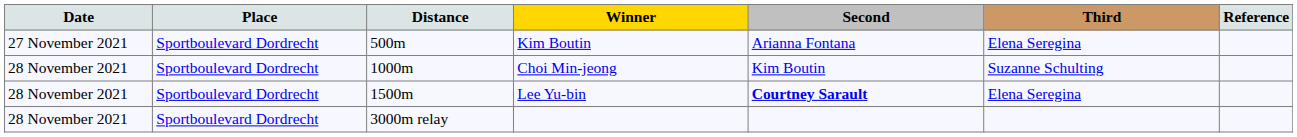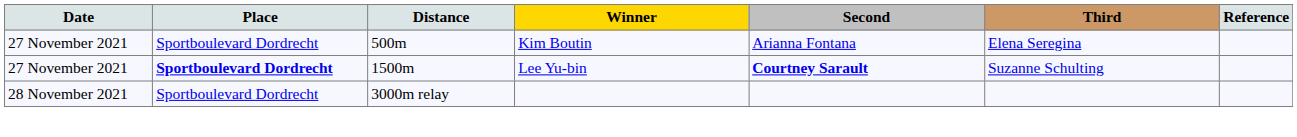- row: (567, 68)
(68, 93) 28 November 2021 -> (68, 68) 27 November 2021
(237, 93) normal -> (244, 68) bold
(1034, 93) Elena Seregina -> (1046, 68) Suzanne Schulting
